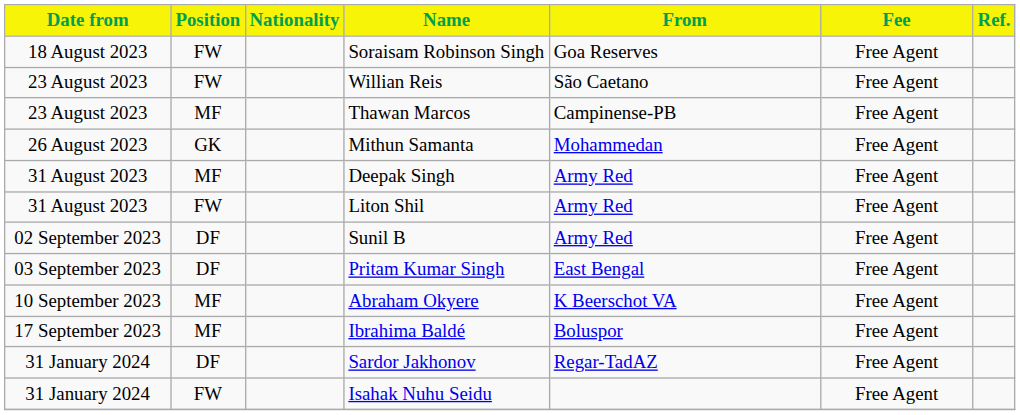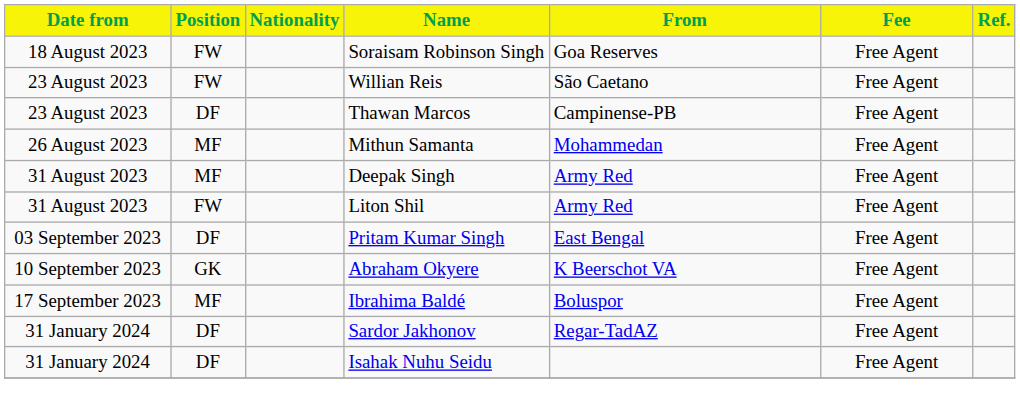(208, 113) MF -> (208, 113) DF
(208, 144) GK -> (208, 144) MF
- row: (377, 238)
(208, 300) MF -> (208, 269) GK
(208, 393) FW -> (208, 362) DF
